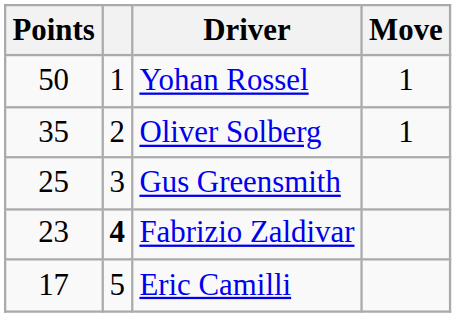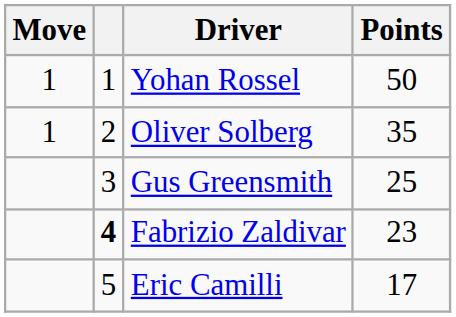columns swapped: (406, 29) <-> (54, 29)
